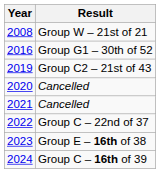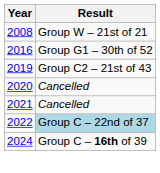(93, 123) no background -> (93, 123) lightblue background
- row: (20, 141)
